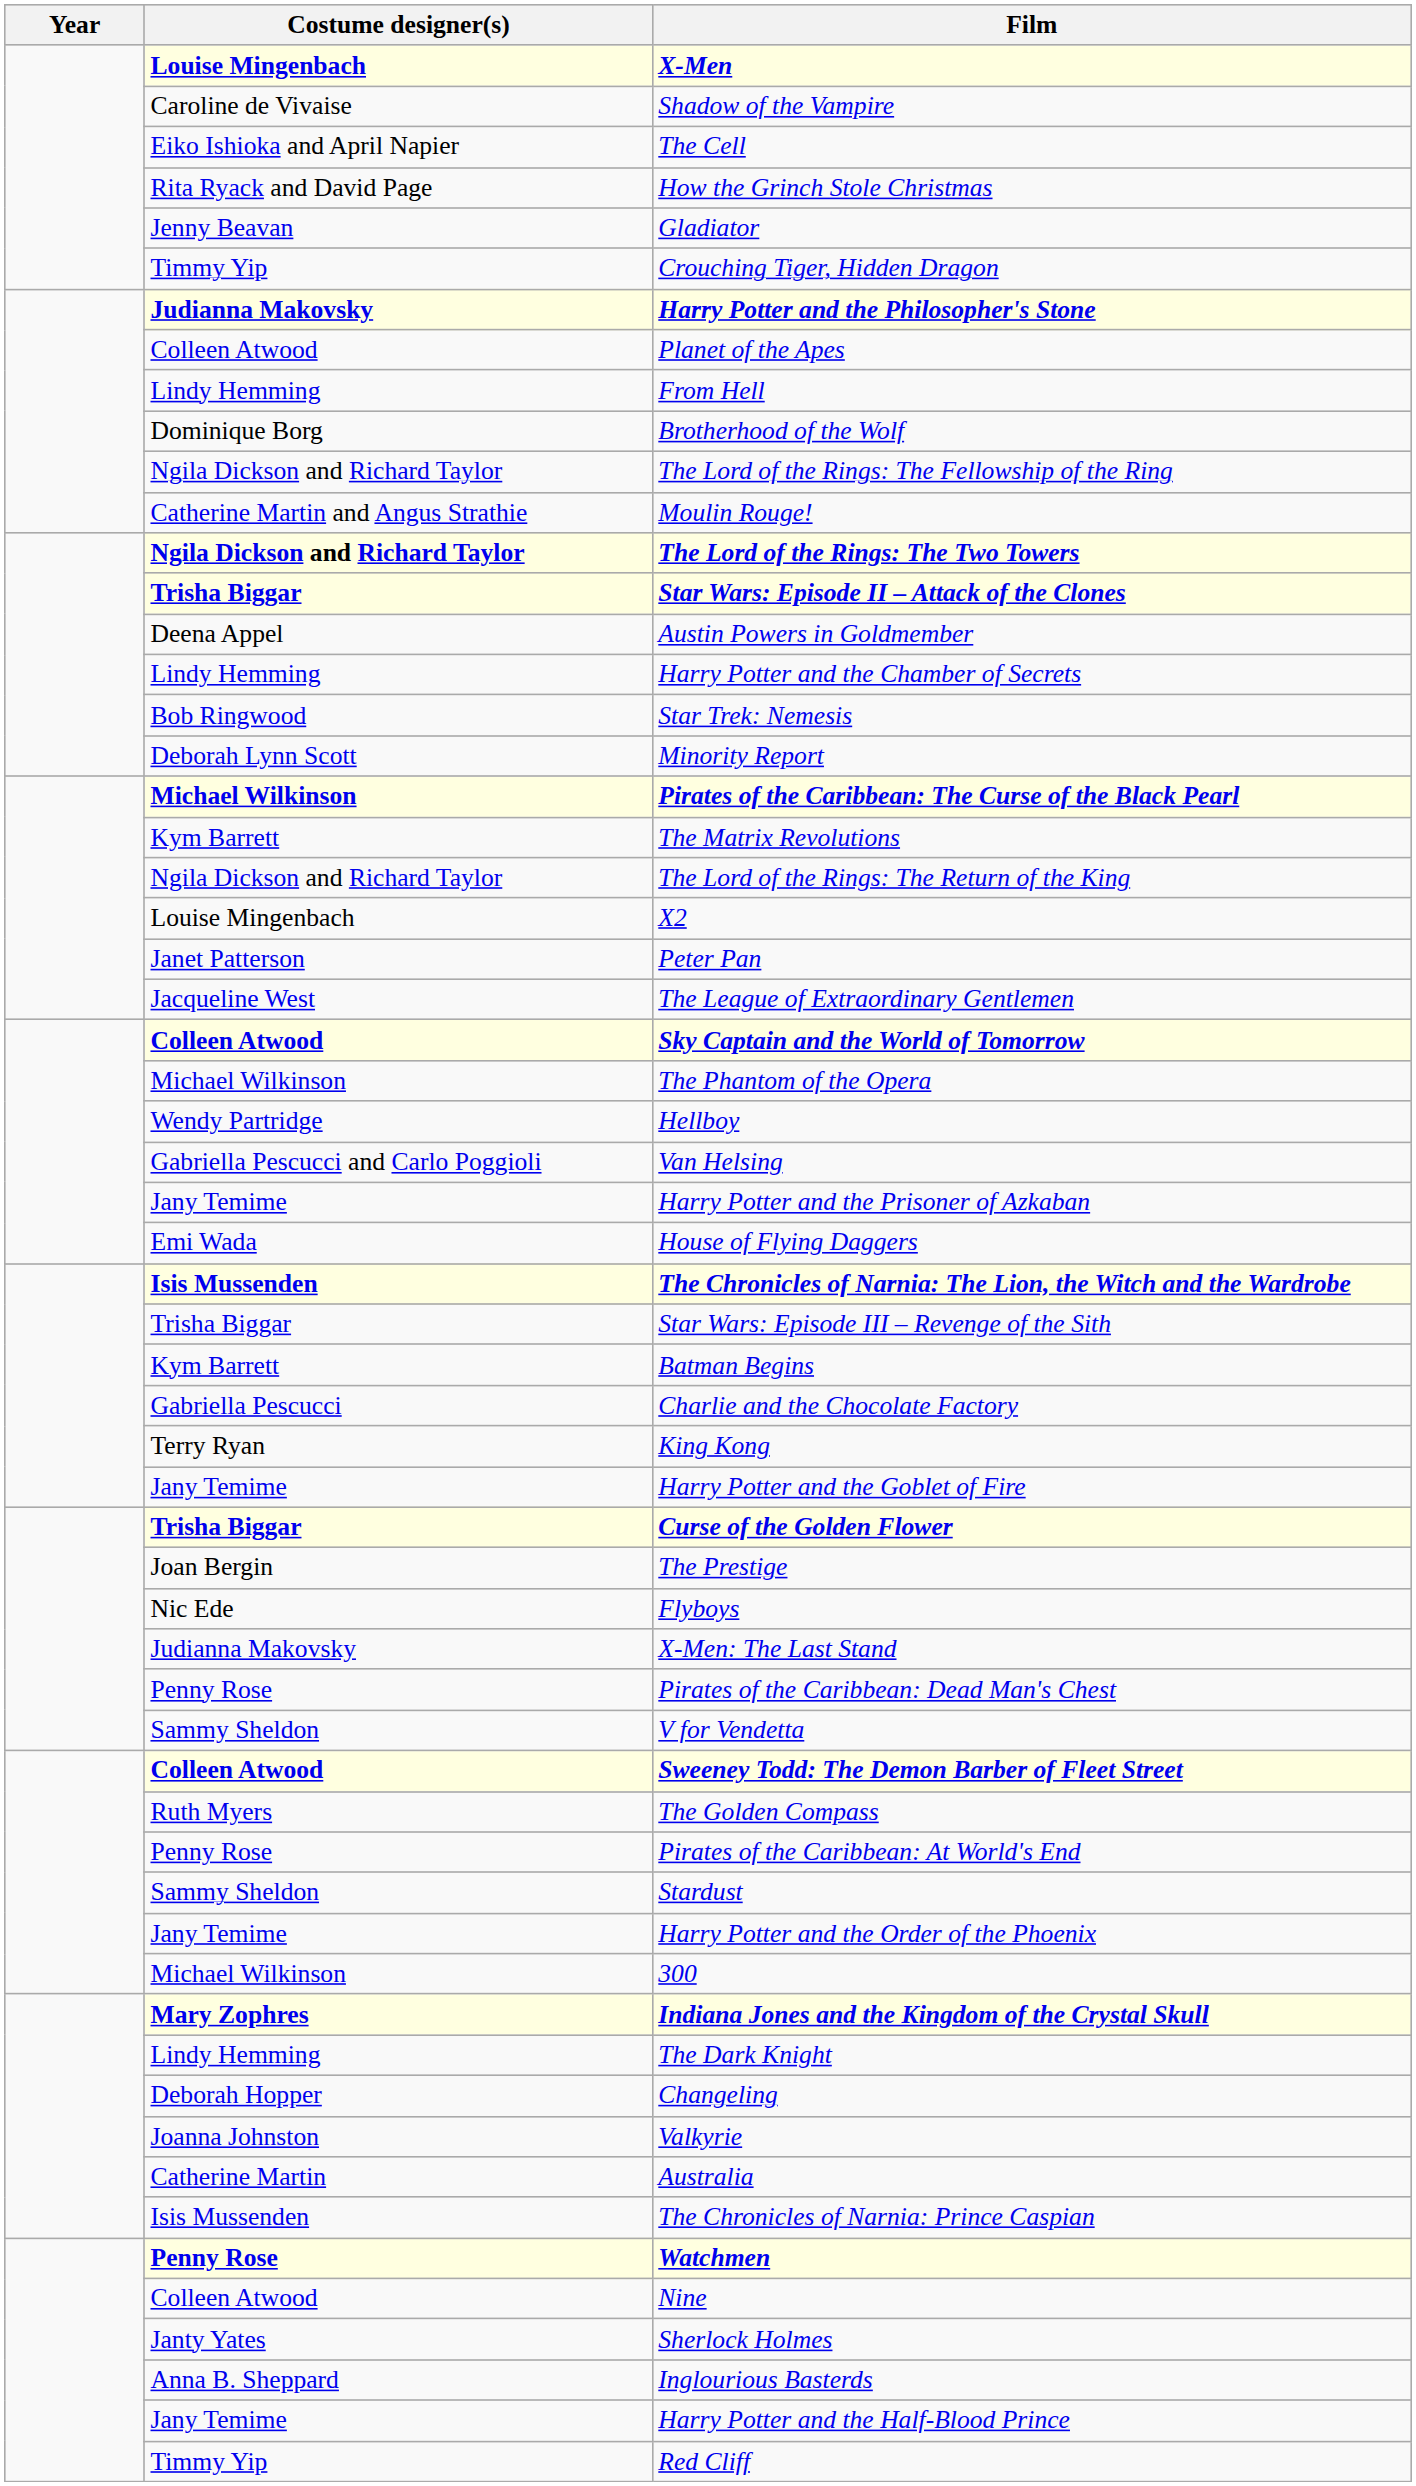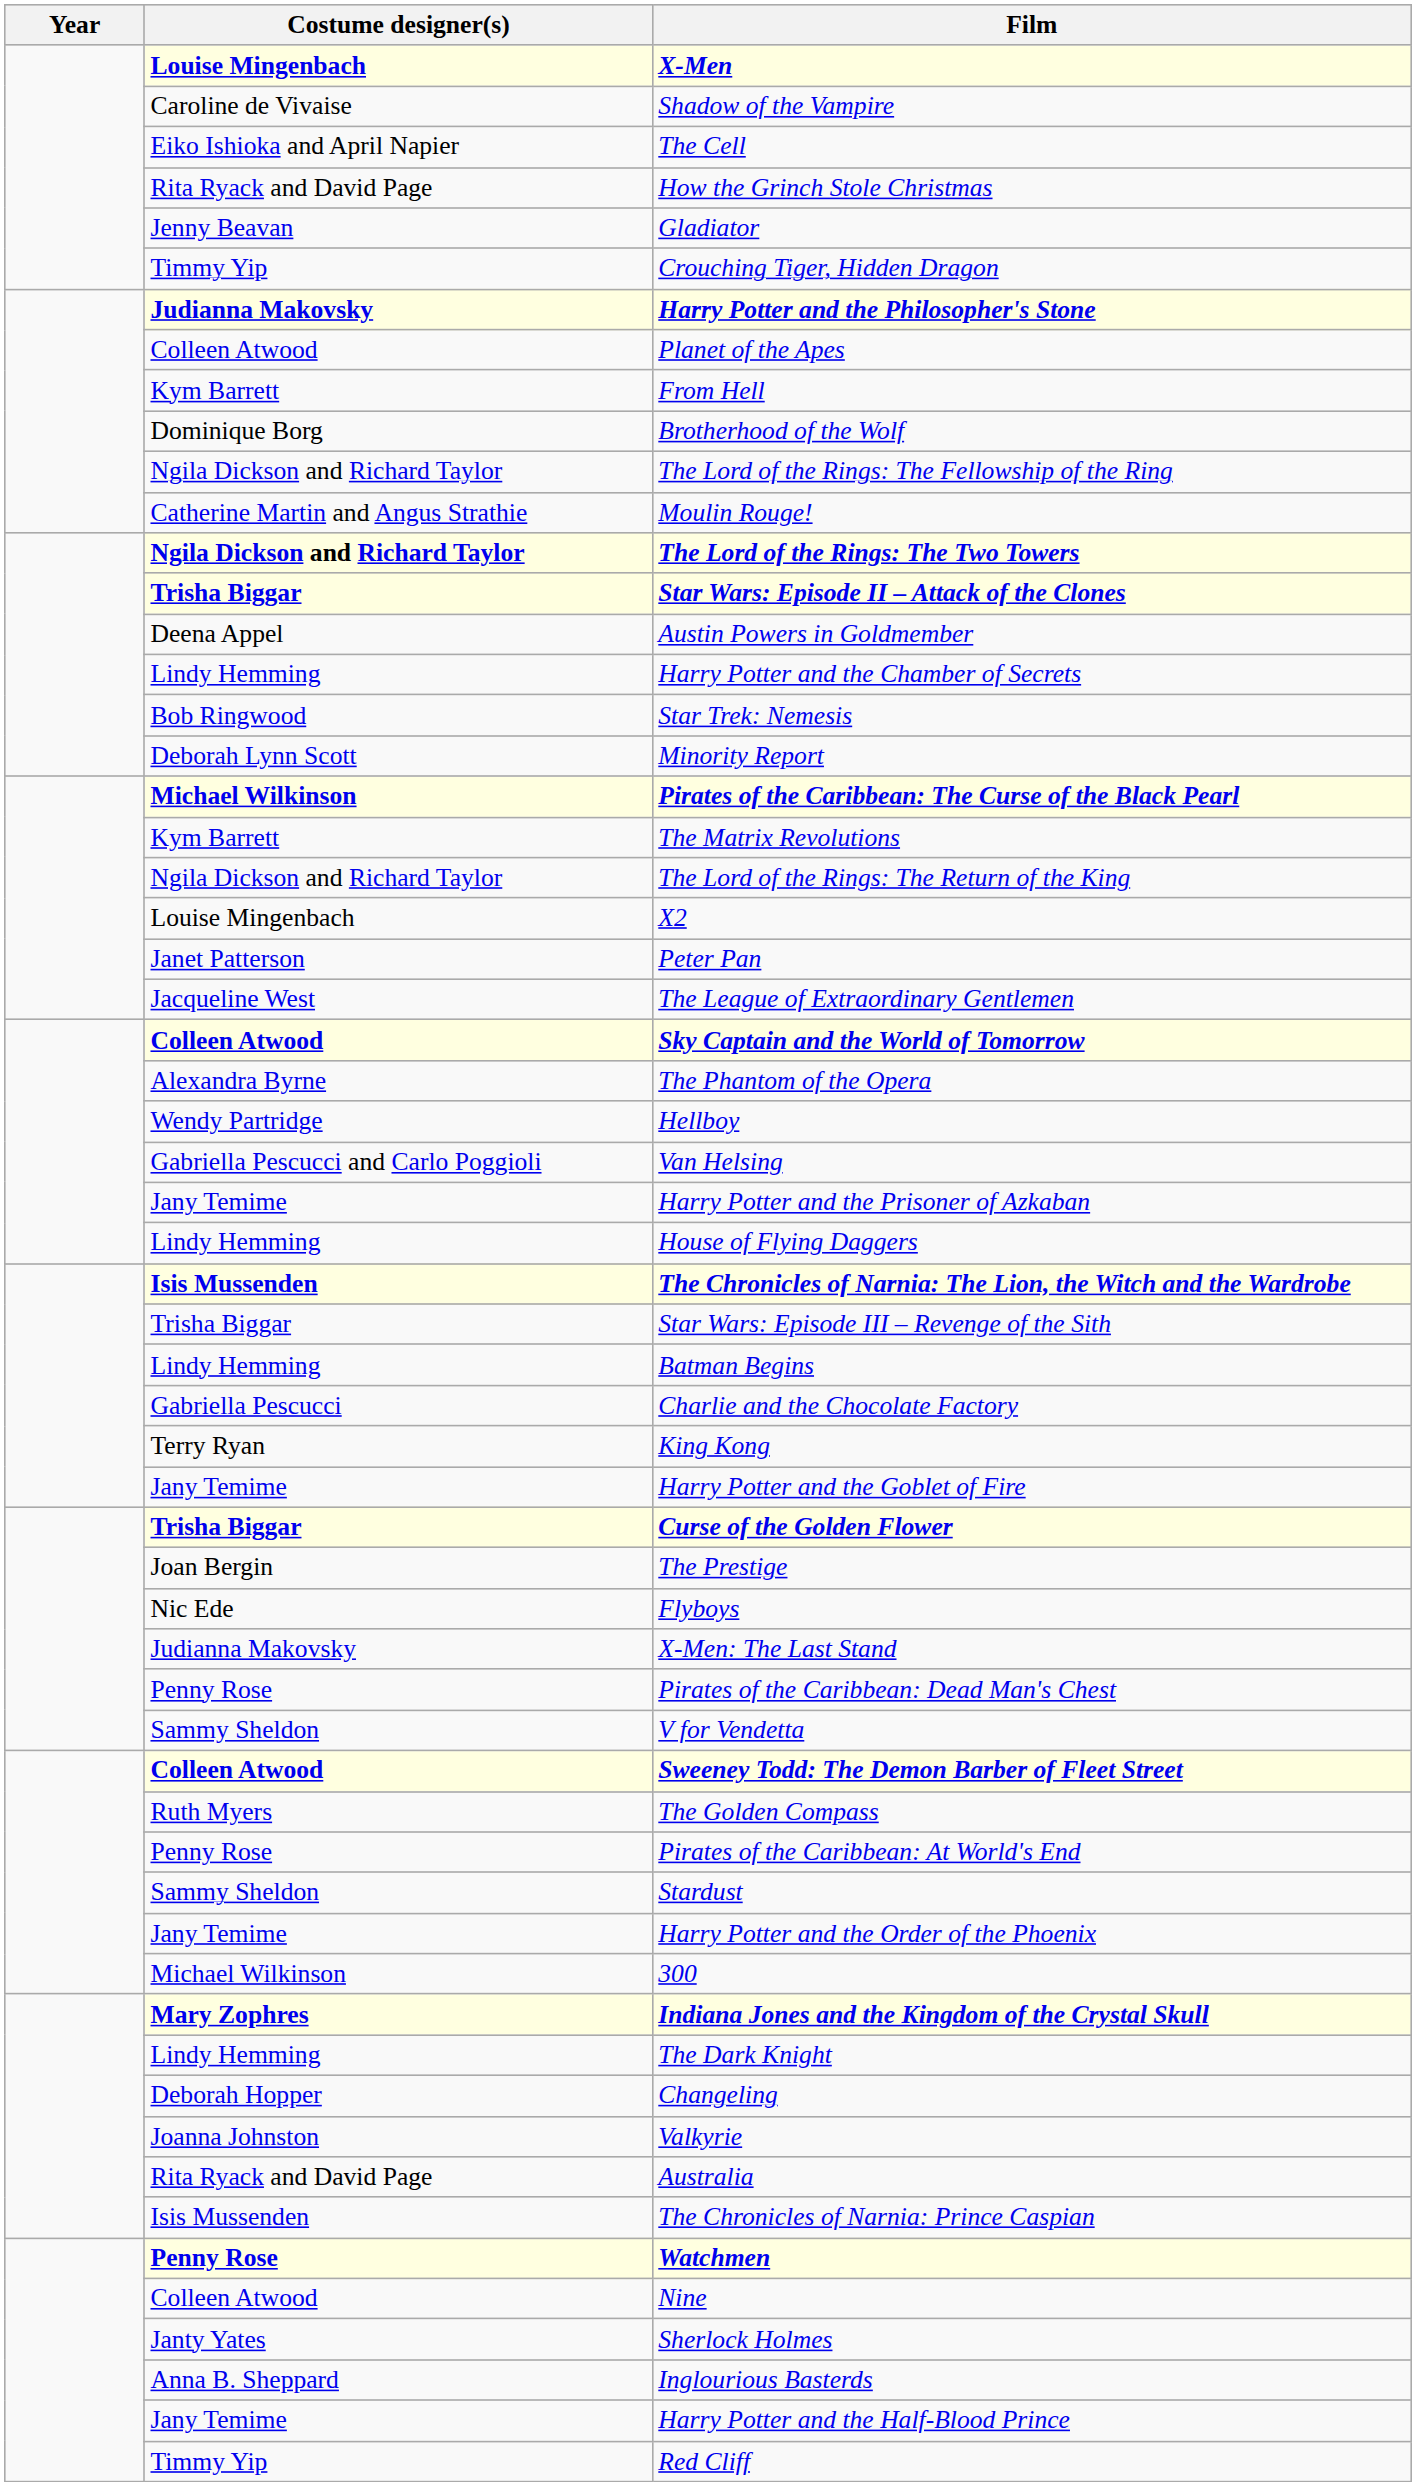(235, 390) Lindy Hemming -> (215, 390) Kym Barrett
(248, 1080) Michael Wilkinson -> (238, 1080) Alexandra Byrne
(204, 1242) Emi Wada -> (235, 1242) Lindy Hemming
(215, 1364) Kym Barrett -> (235, 1364) Lindy Hemming
(238, 2176) Catherine Martin -> (291, 2176) Rita Ryack and David Page
